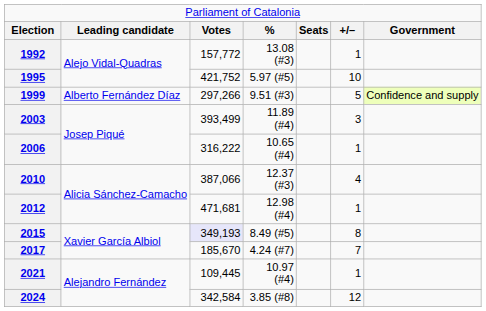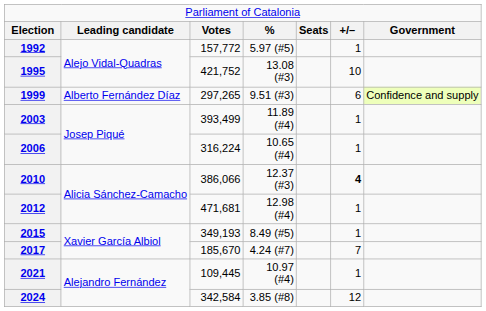(280, 54) 13.08 (#3) -> (272, 48) 5.97 (#5)
(272, 78) 5.97 (#5) -> (280, 71) 13.08 (#3)
(220, 95) 297,266 -> (220, 95) 297,265
(358, 95) 5 -> (358, 95) 6
(358, 119) 3 -> (358, 119) 1
(220, 149) 316,222 -> (220, 149) 316,224
(220, 179) 387,066 -> (220, 179) 386,066
(358, 179) normal -> (358, 179) bold
(220, 232) lavender background -> (220, 232) no background
(358, 232) 8 -> (358, 232) 1
